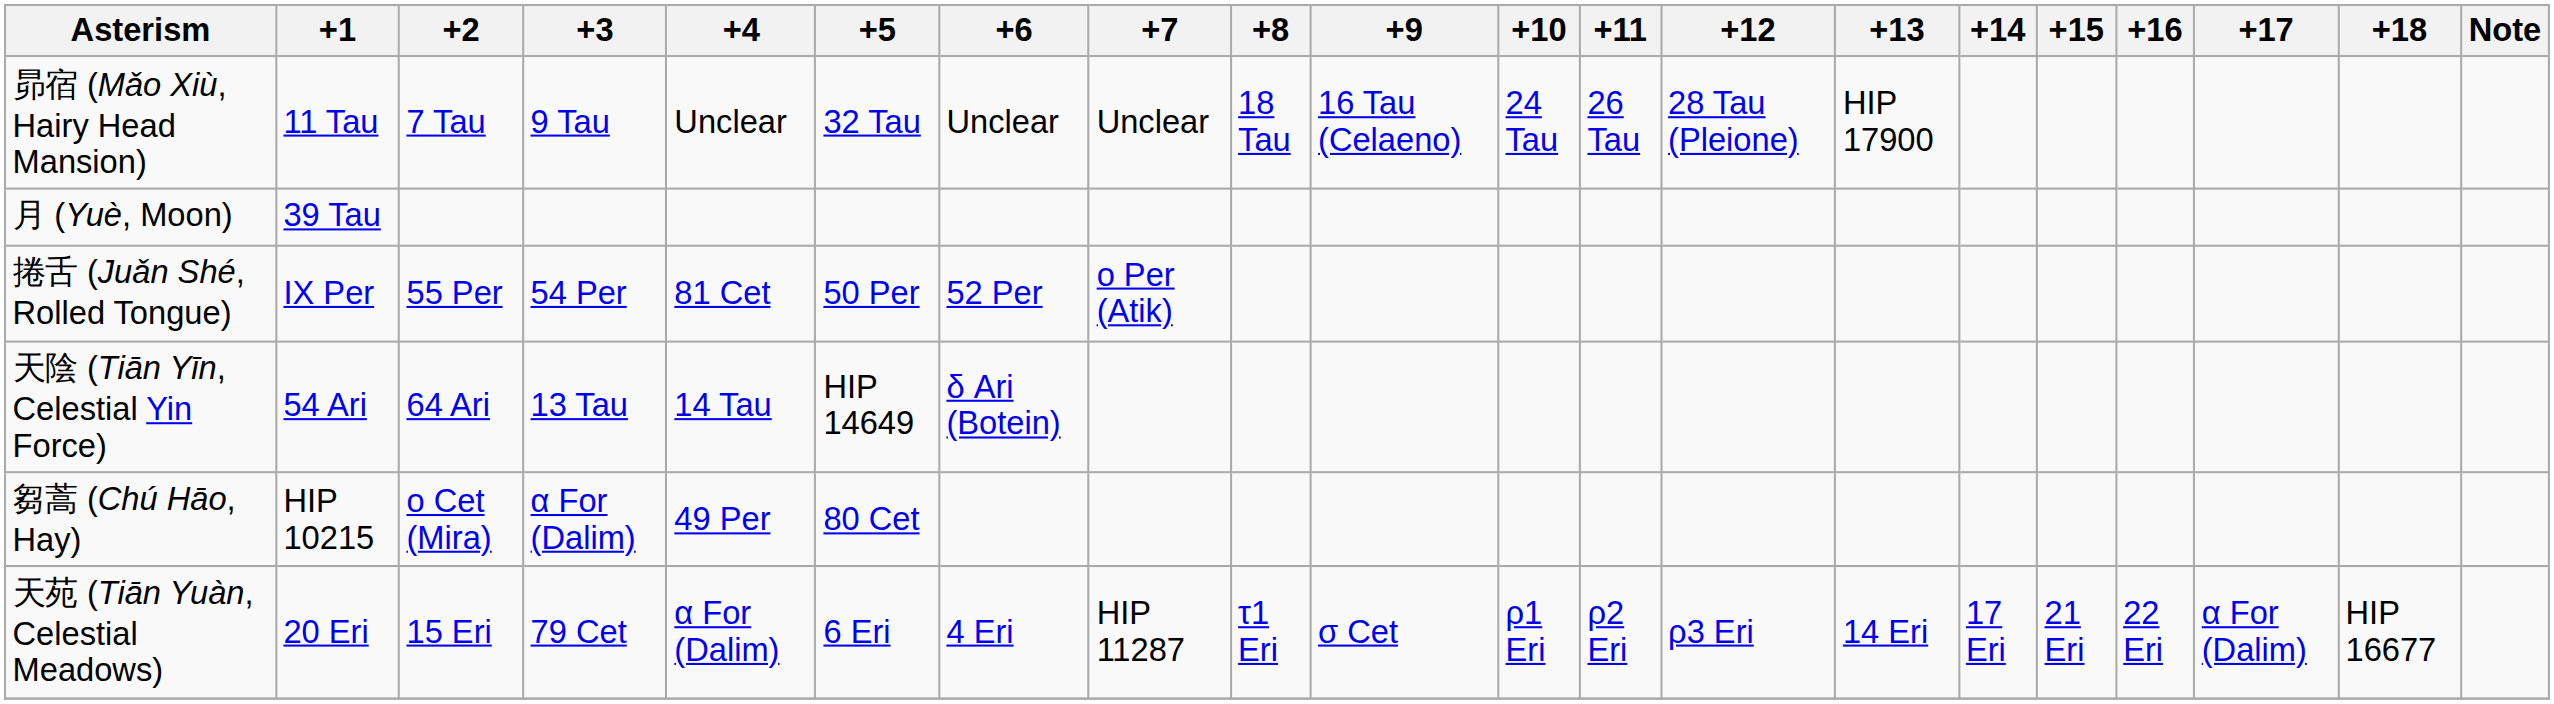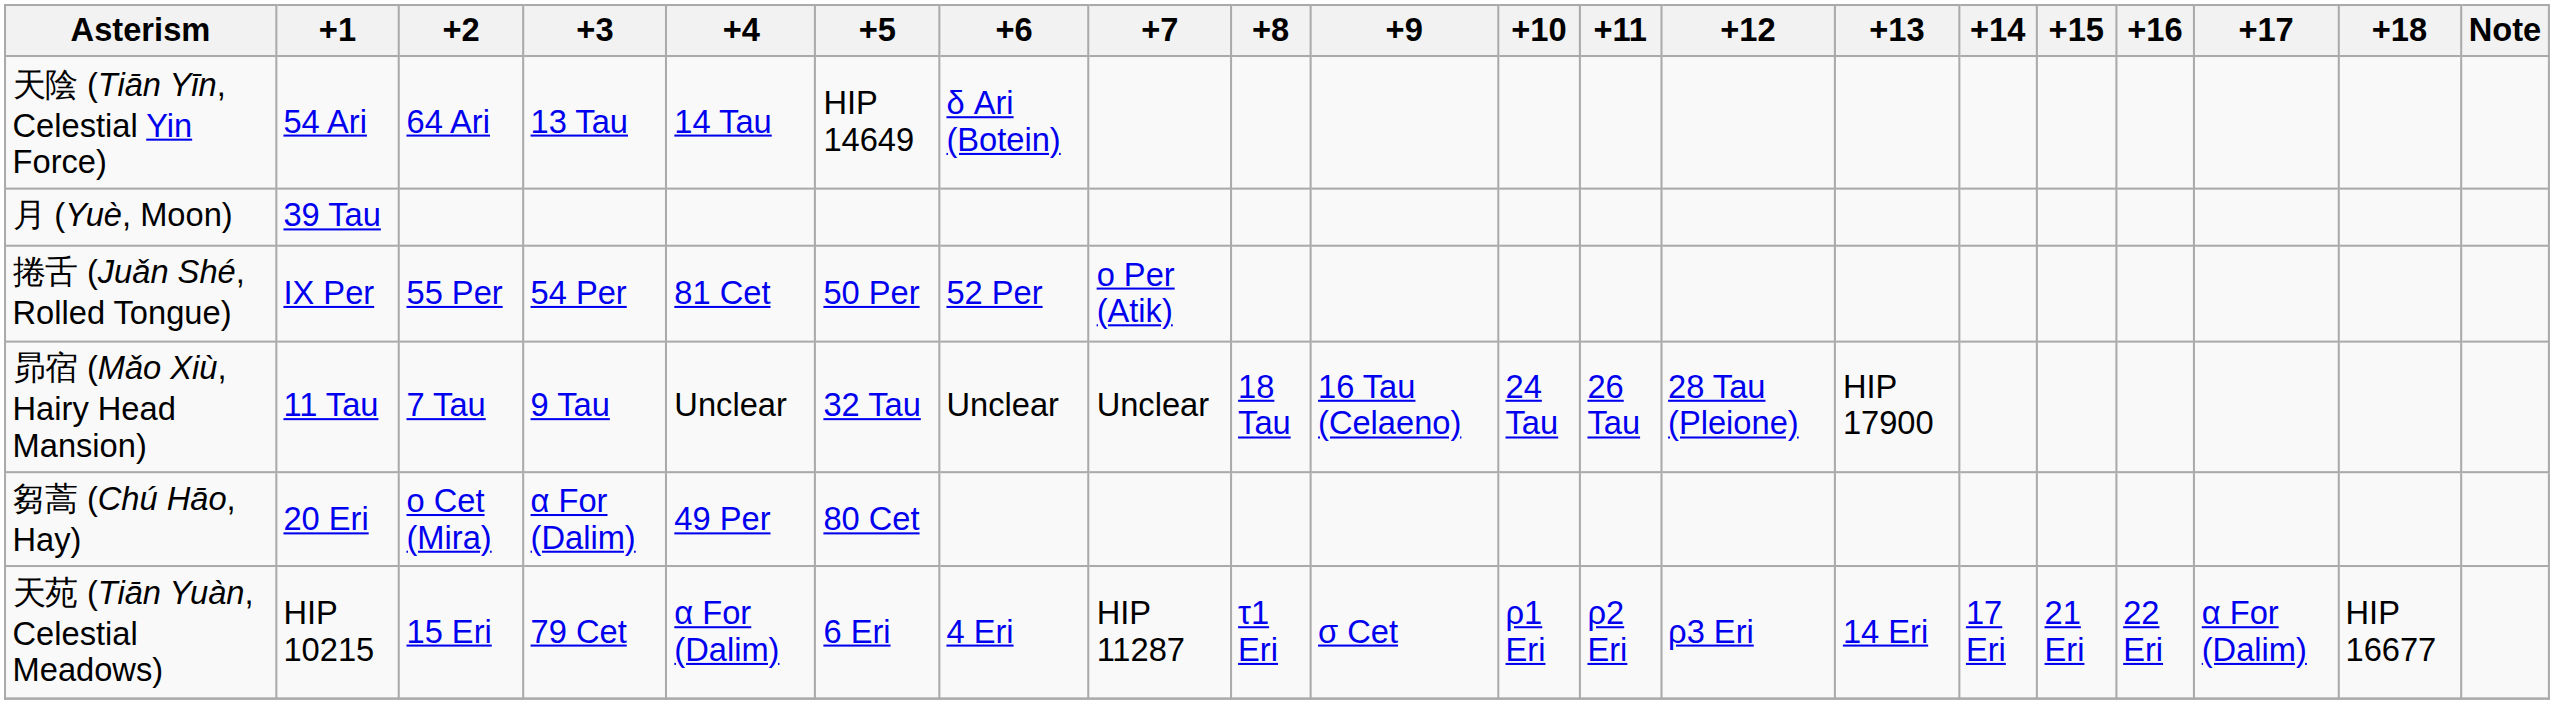rows swapped: (120, 122) <-> (119, 406)
(329, 518) HIP 10215 -> (326, 518) 20 Eri
(326, 631) 20 Eri -> (329, 631) HIP 10215
